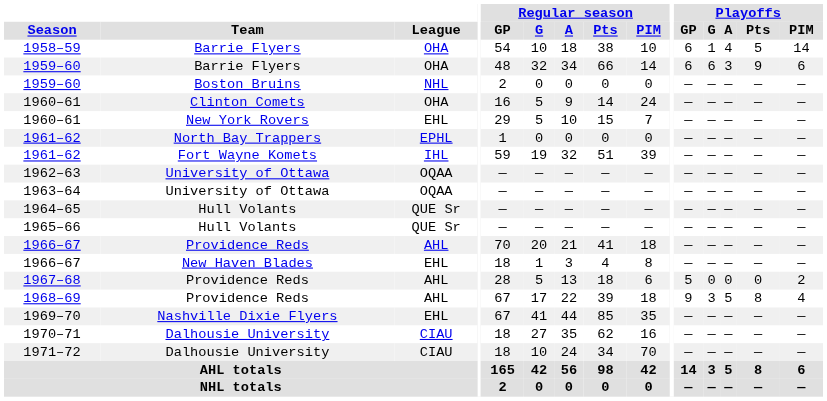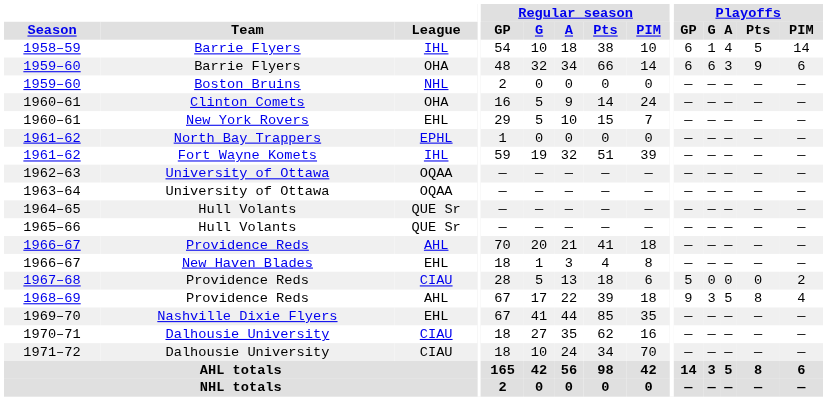(436, 49) OHA -> (436, 49) IHL
(436, 281) AHL -> (436, 281) CIAU
